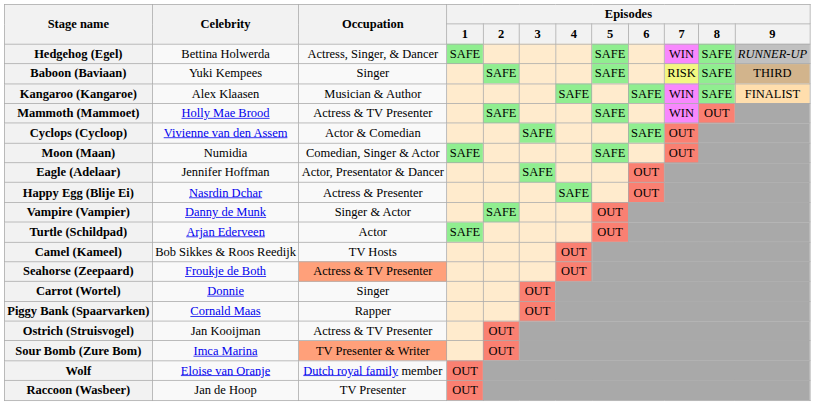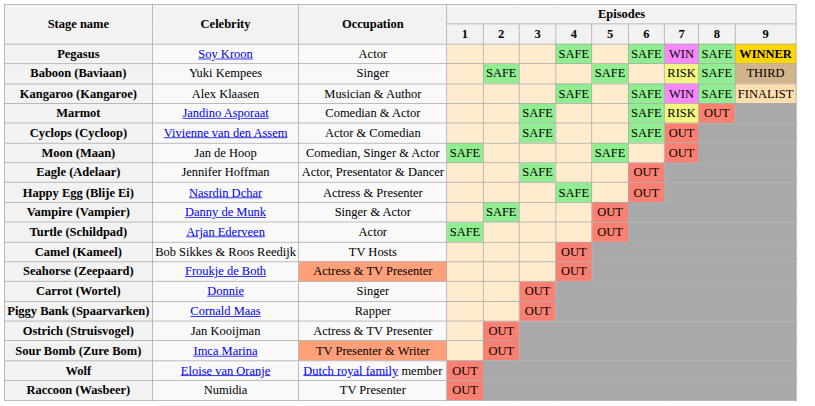+ row: (78, 53)
- row: (78, 53)
- row: (78, 113)
+ row: (78, 113)
(226, 152) Numidia -> (226, 152) Jan de Hoop
(226, 390) Jan de Hoop -> (226, 390) Numidia
